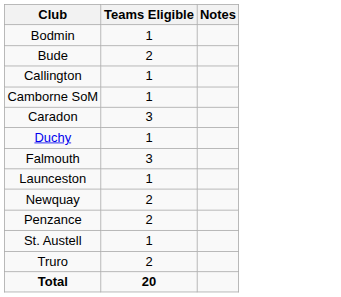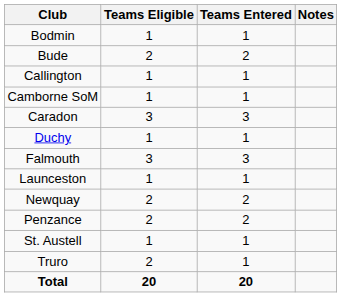+ column: (246, 14)
